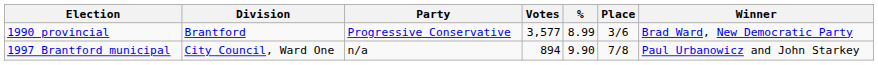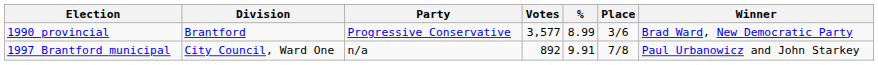(550, 51) 894 -> (550, 51) 892
(581, 51) 9.90 -> (581, 51) 9.91
